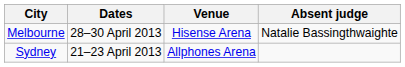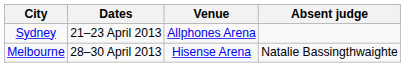rows swapped: (36, 52) <-> (36, 33)
